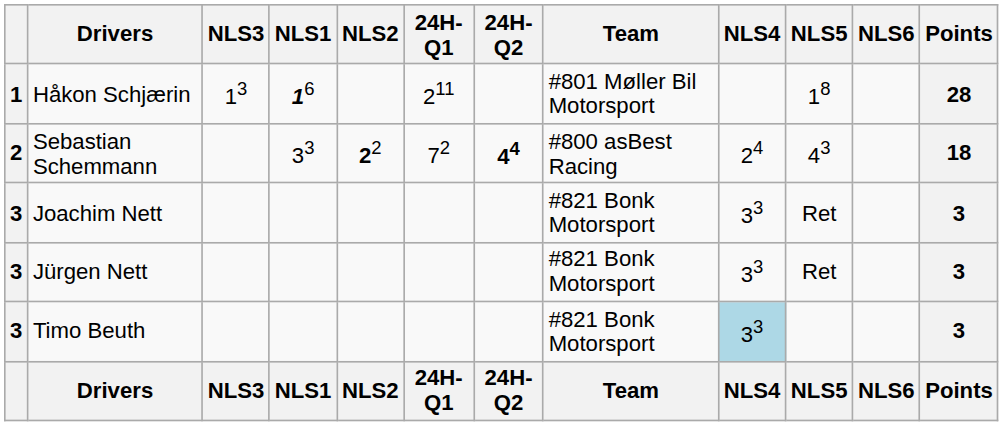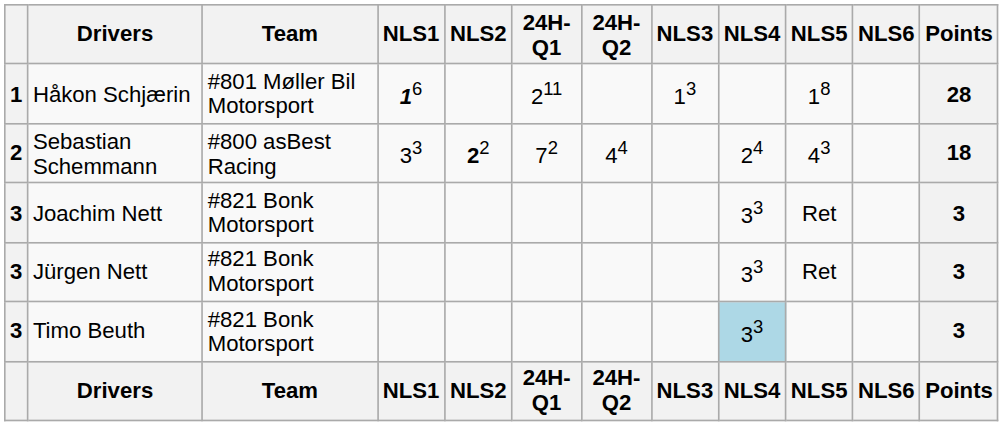columns swapped: (631, 34) <-> (236, 34)
(509, 153) bold -> (616, 153) normal
